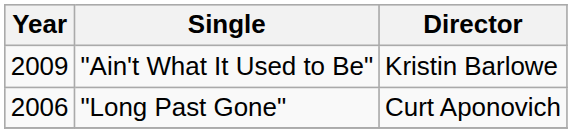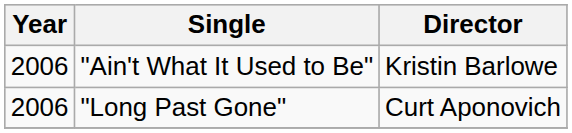(40, 66) 2009 -> (40, 66) 2006
